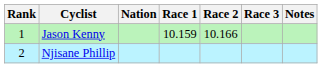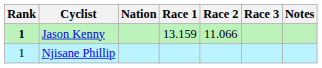(22, 33) normal -> (22, 33) bold
(180, 33) 10.159 -> (180, 33) 13.159
(221, 33) 10.166 -> (221, 33) 11.066
(22, 53) 2 -> (22, 53) 1
